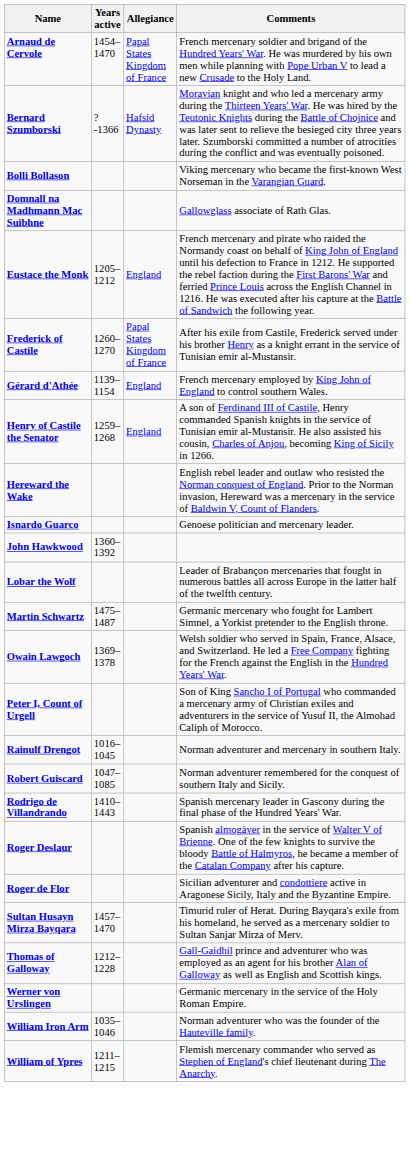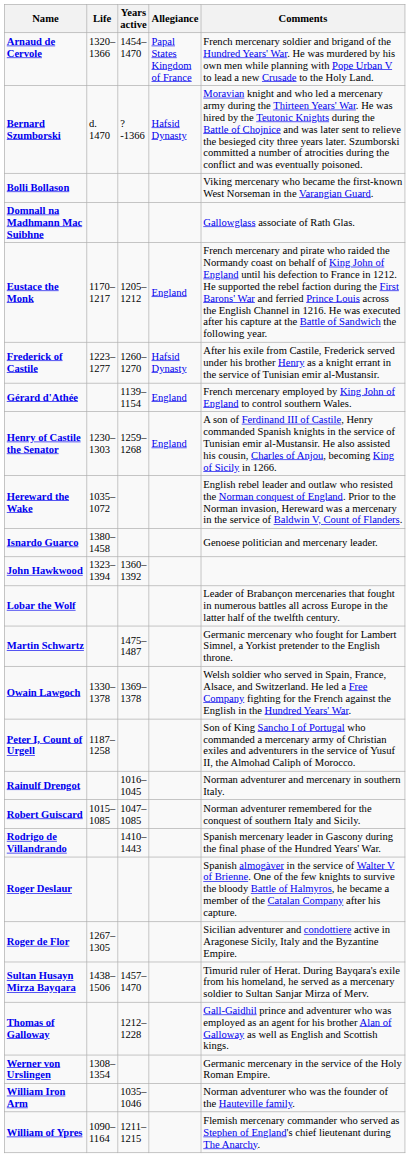+ column: (102, 18)
(146, 345) Papal States Kingdom of France -> (169, 362) Hafsid Dynasty
